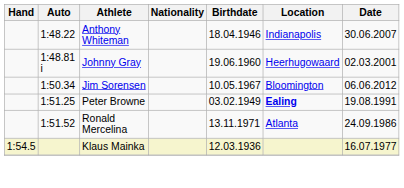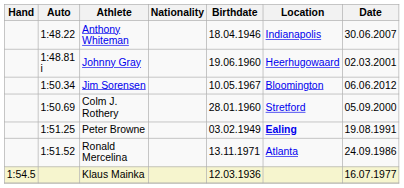+ row: (100, 107)
